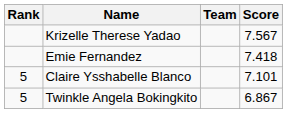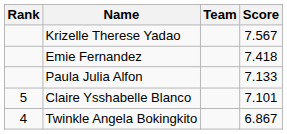+ row: (94, 77)
(23, 98) 5 -> (23, 118) 4
